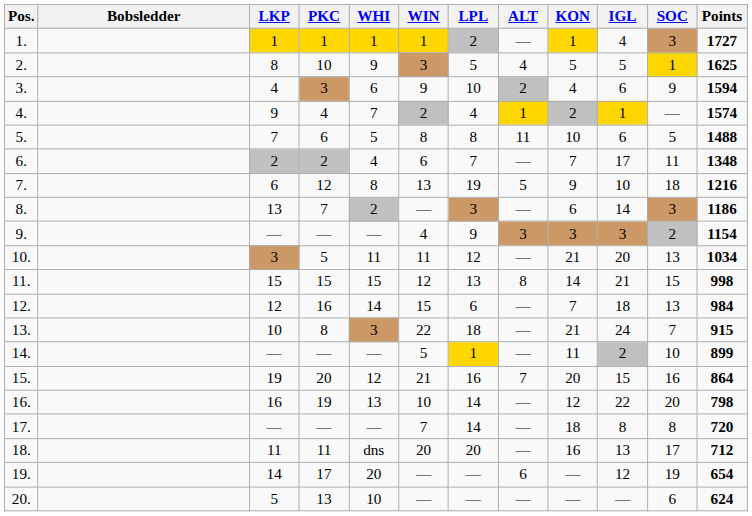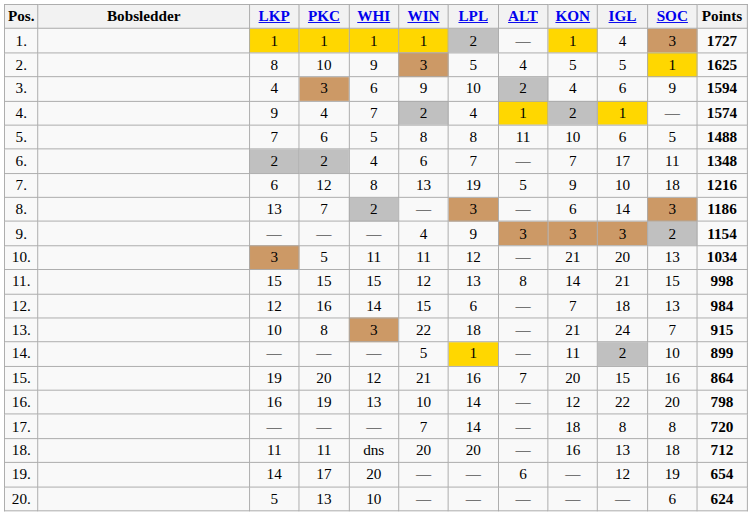(672, 450) 17 -> (672, 450) 18
